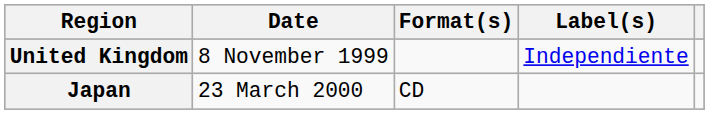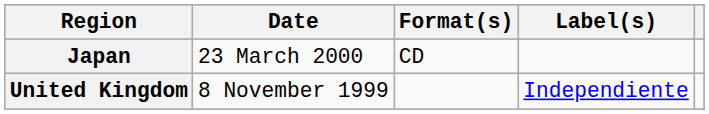rows swapped: (99, 57) <-> (99, 91)
